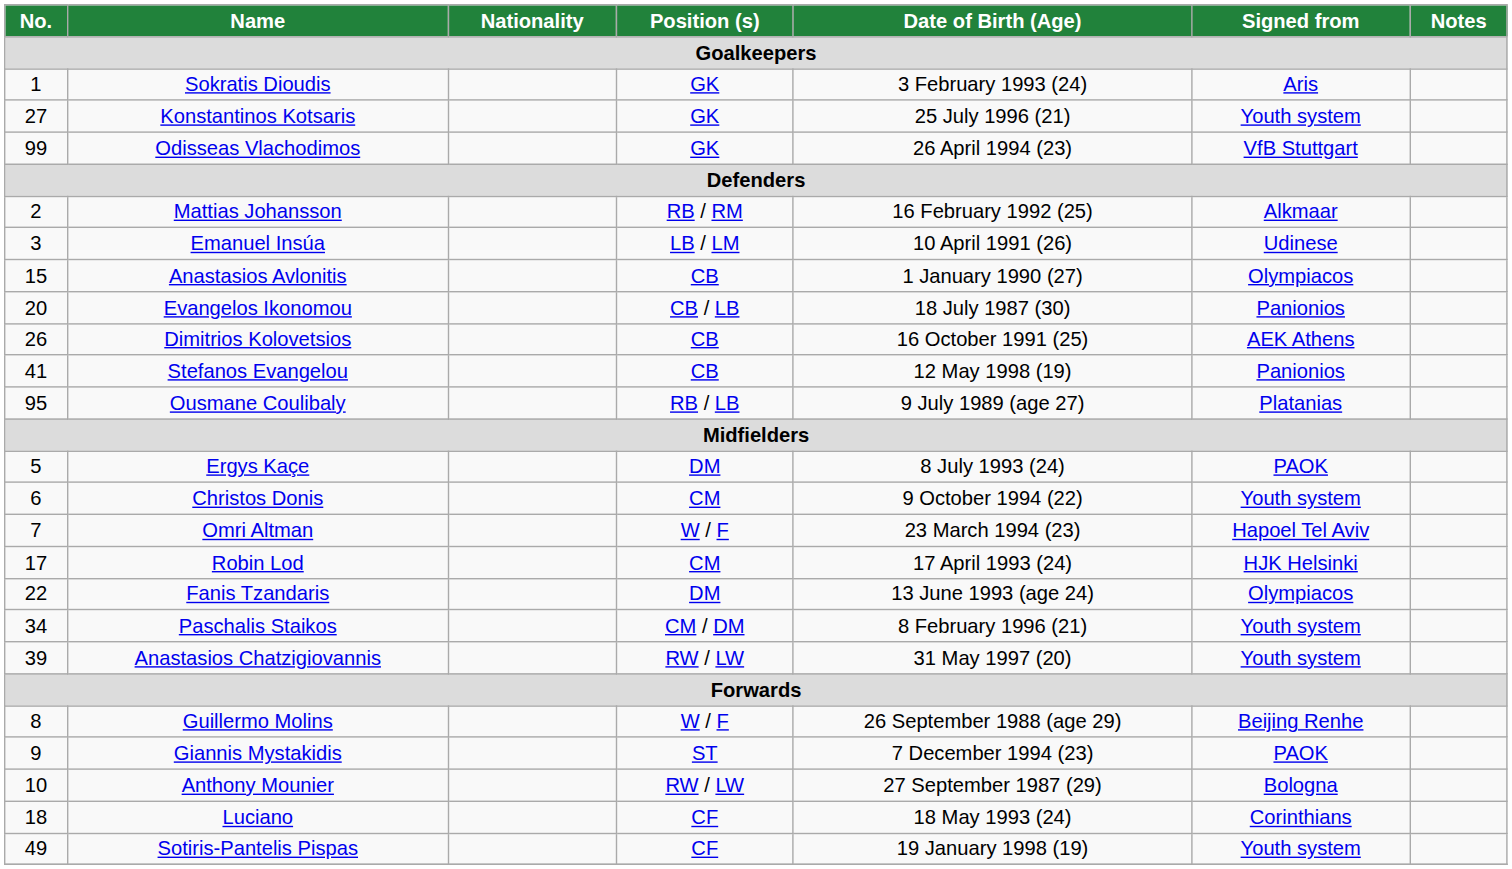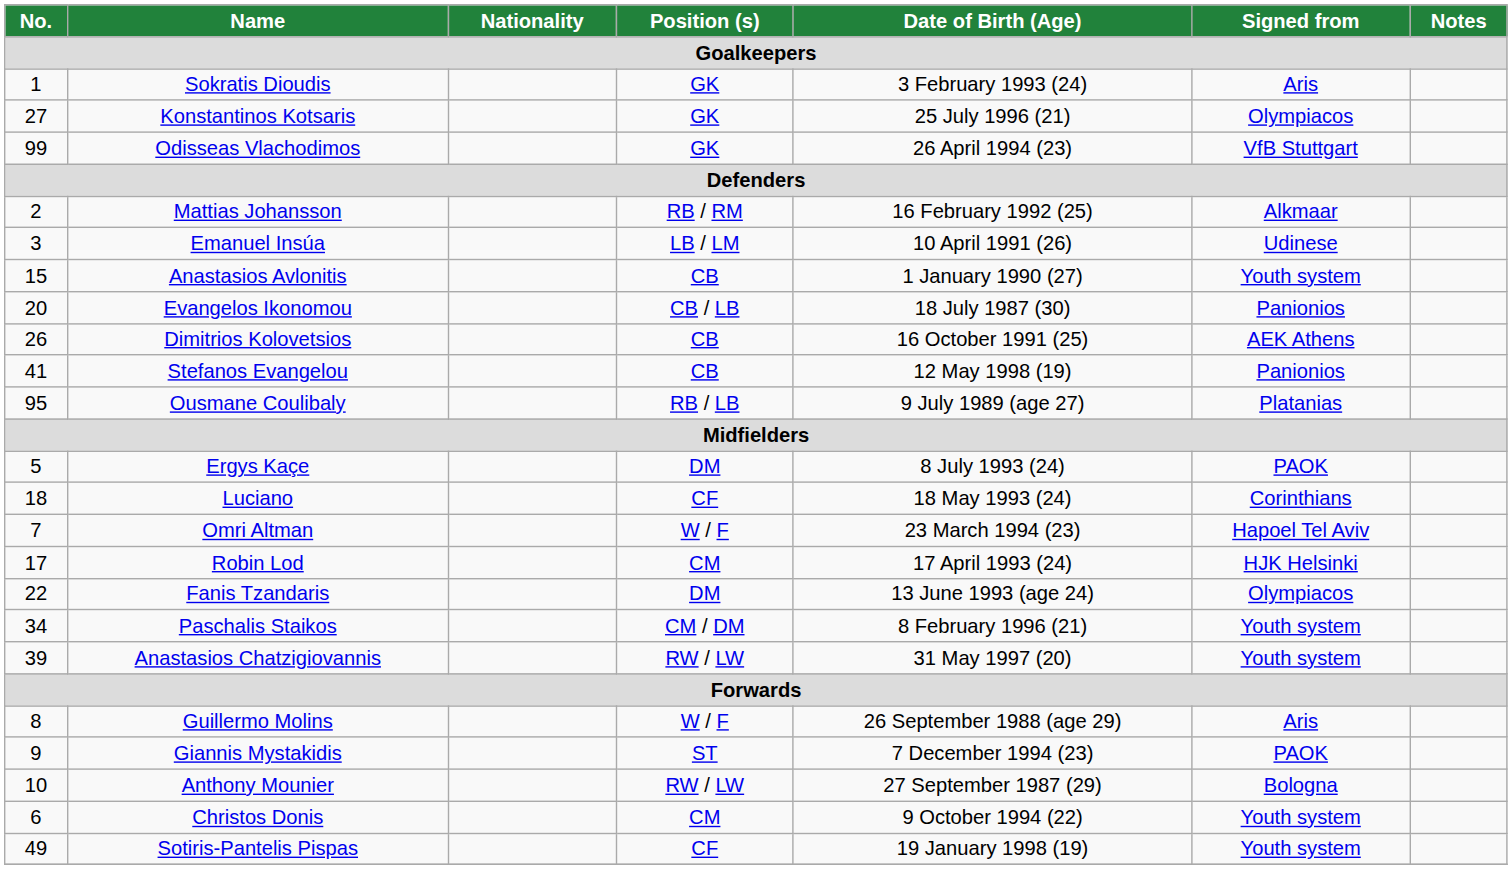(1301, 117) Youth system -> (1301, 117) Olympiacos
(1301, 276) Olympiacos -> (1301, 276) Youth system
rows swapped: (258, 499) <-> (258, 817)
(1301, 722) Beijing Renhe -> (1301, 722) Aris
